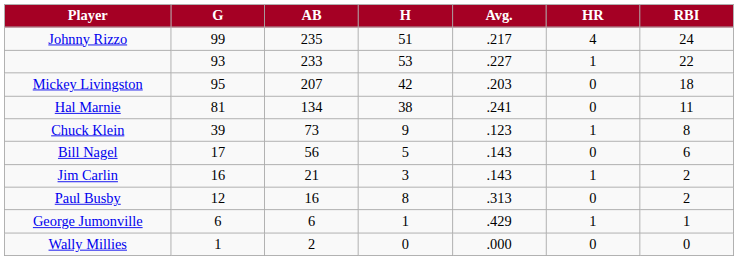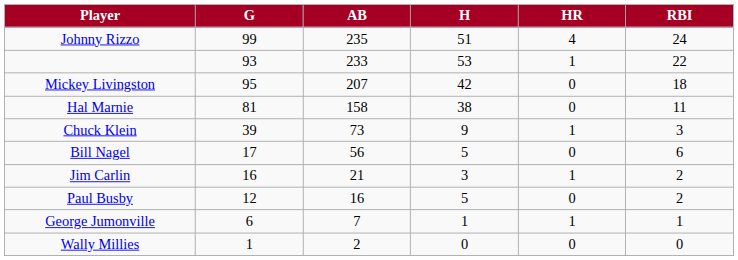- column: (499, 15)
(312, 107) 134 -> (357, 107) 158
(687, 130) 8 -> (680, 130) 3
(405, 198) 8 -> (465, 198) 5
(312, 221) 6 -> (357, 221) 7
